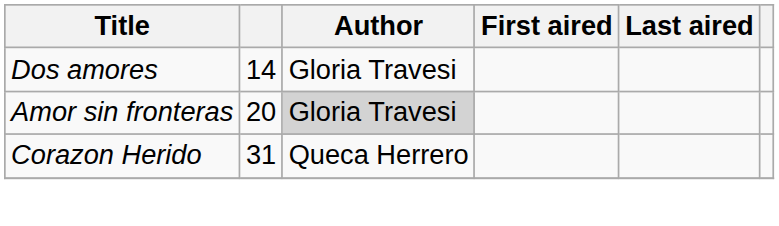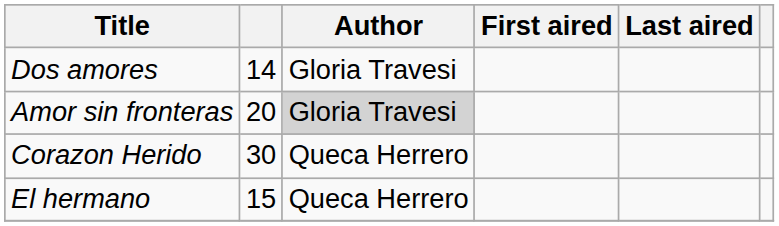(261, 155) 31 -> (261, 155) 30
+ row: (81, 198)
